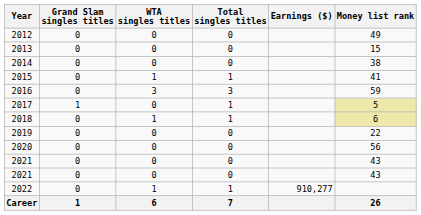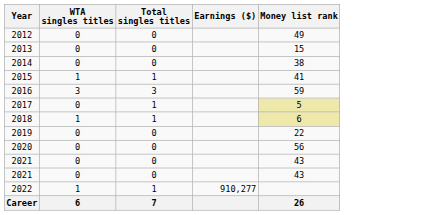- column: (78, 16)
